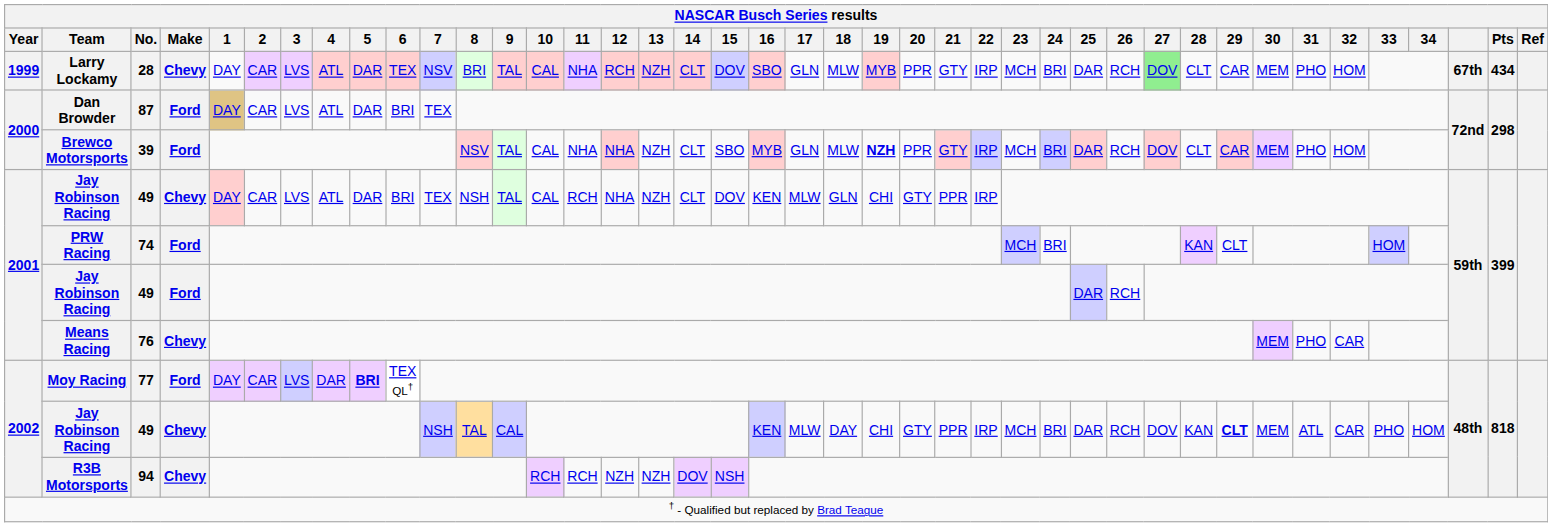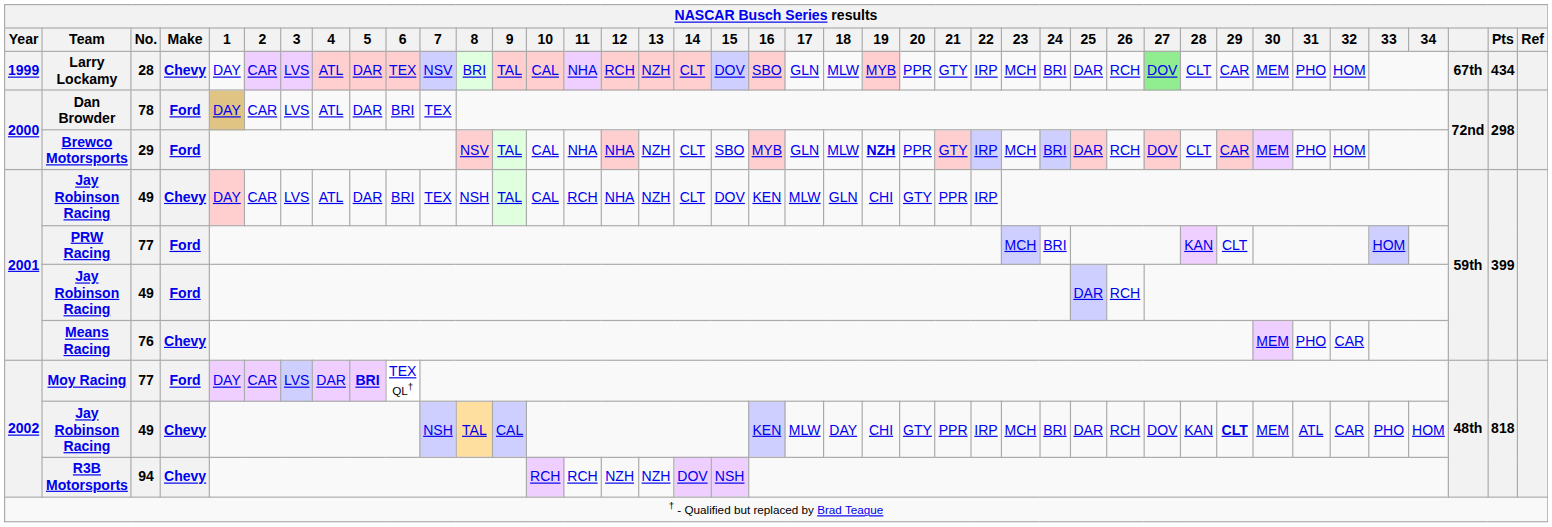(146, 110) 87 -> (146, 110) 78
(146, 150) 39 -> (146, 150) 29
(146, 245) 74 -> (146, 245) 77
